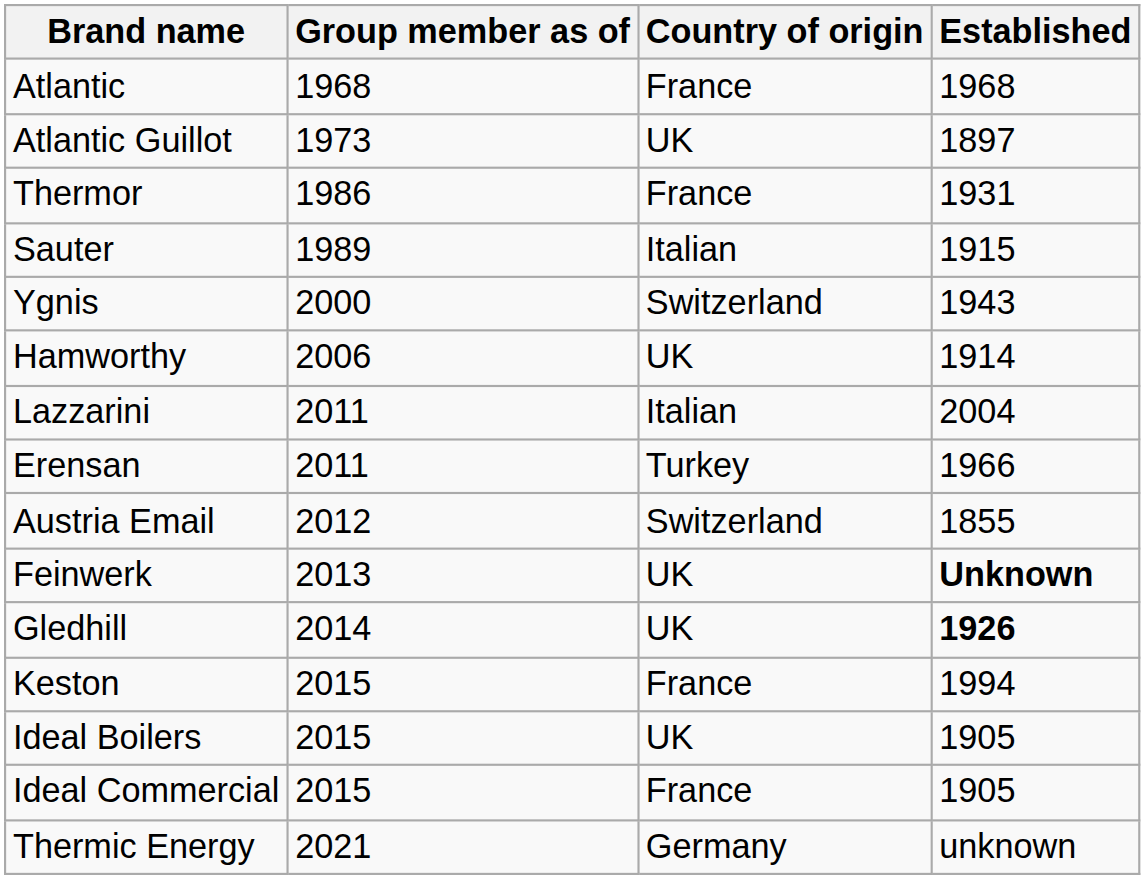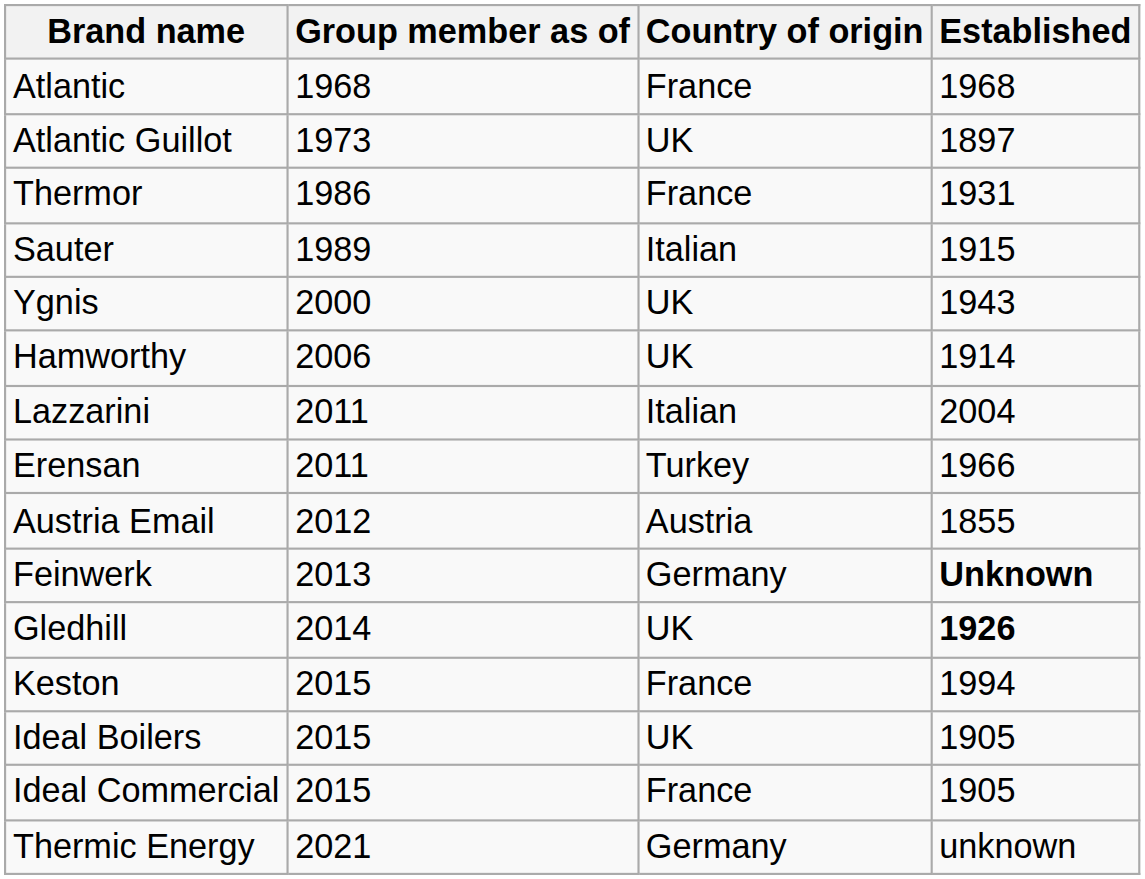(734, 303) Switzerland -> (670, 303) UK
(734, 520) Switzerland -> (699, 520) Austria
(670, 574) UK -> (716, 574) Germany
